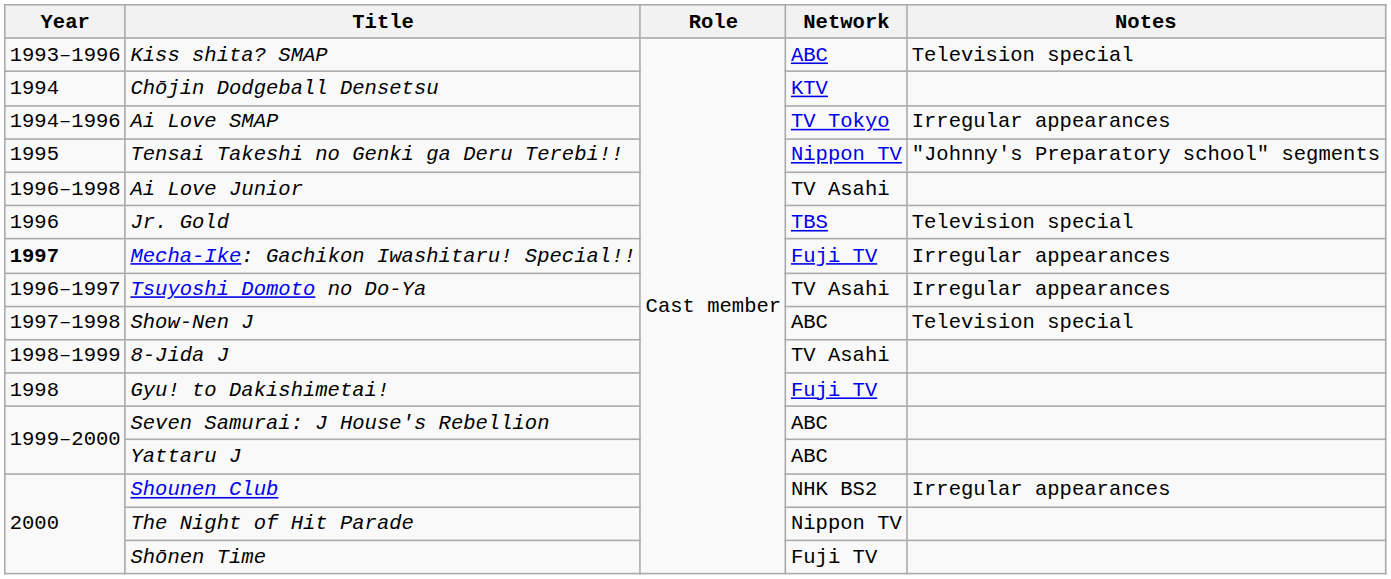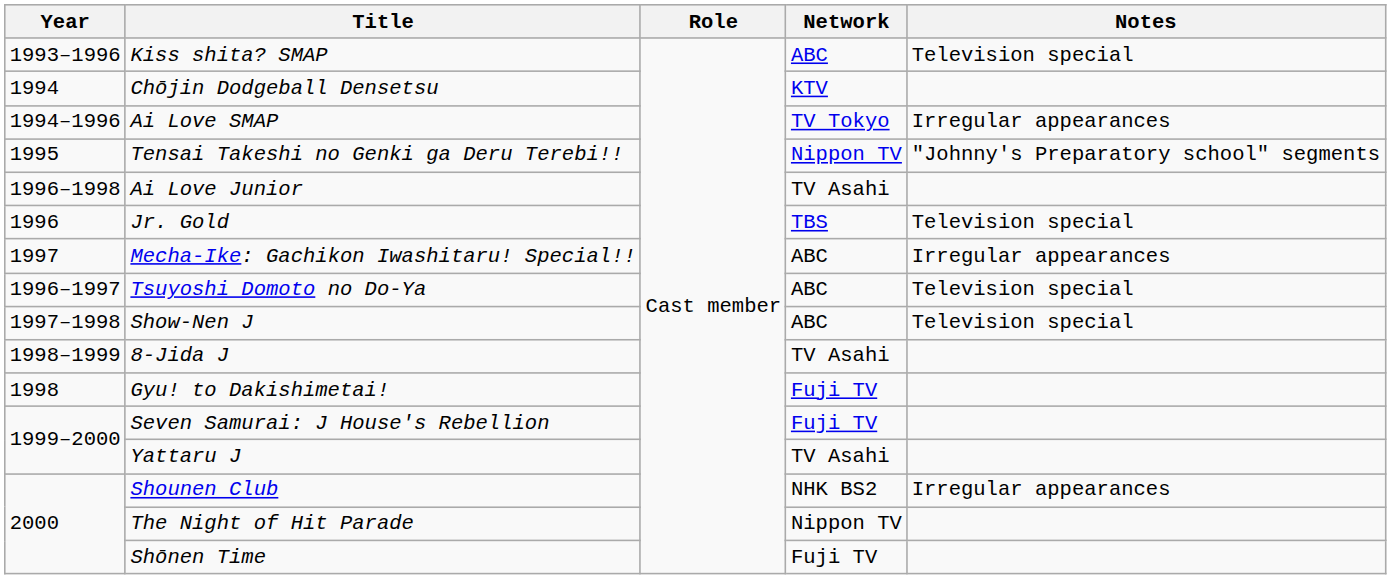(34, 256) bold -> (34, 256) normal
(834, 256) Fuji TV -> (809, 256) ABC
(840, 289) TV Asahi -> (809, 289) ABC
(1041, 289) Irregular appearances -> (1023, 289) Television special
(809, 423) ABC -> (834, 423) Fuji TV
(809, 457) ABC -> (840, 457) TV Asahi
